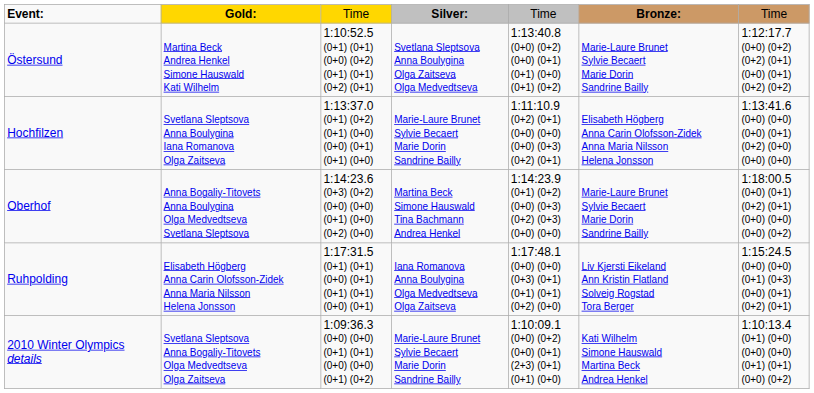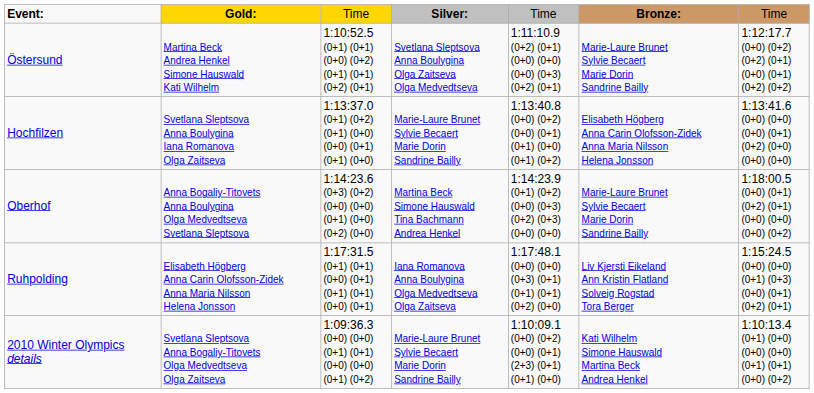(536, 60) 1:13:40.8 (0+0) (0+2) (0+0) (0+1) (0+1) (0+0) (0+1) (0+2) -> (536, 60) 1:11:10.9 (0+2) (0+1) (0+0) (0+0) (0+0) (0+3) (0+2) (0+1)
(536, 133) 1:11:10.9 (0+2) (0+1) (0+0) (0+0) (0+0) (0+3) (0+2) (0+1) -> (536, 133) 1:13:40.8 (0+0) (0+2) (0+0) (0+1) (0+1) (0+0) (0+1) (0+2)
